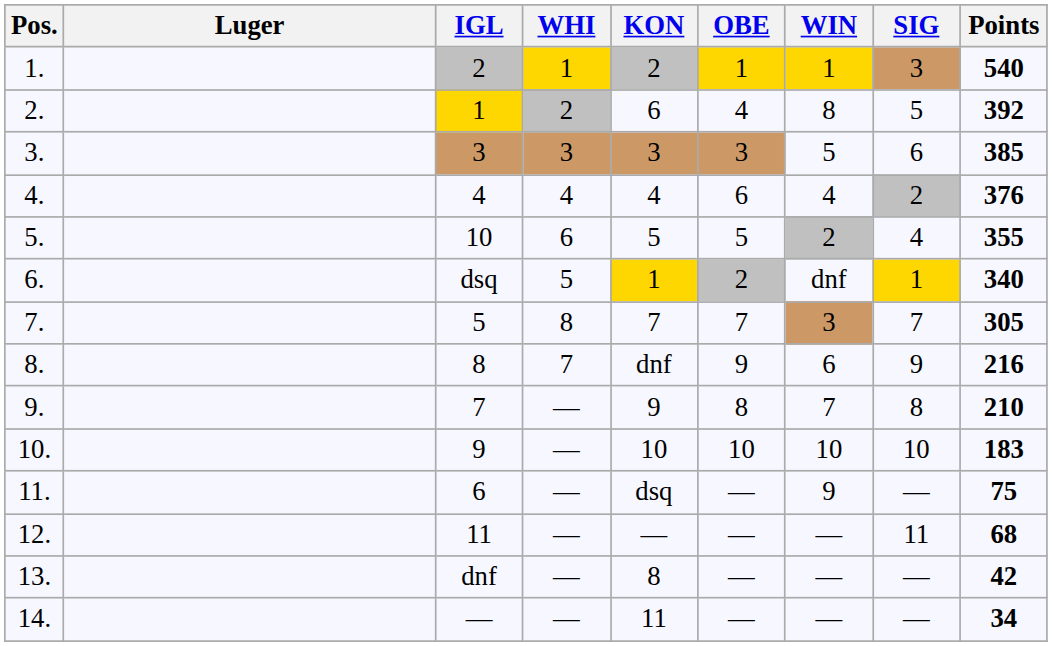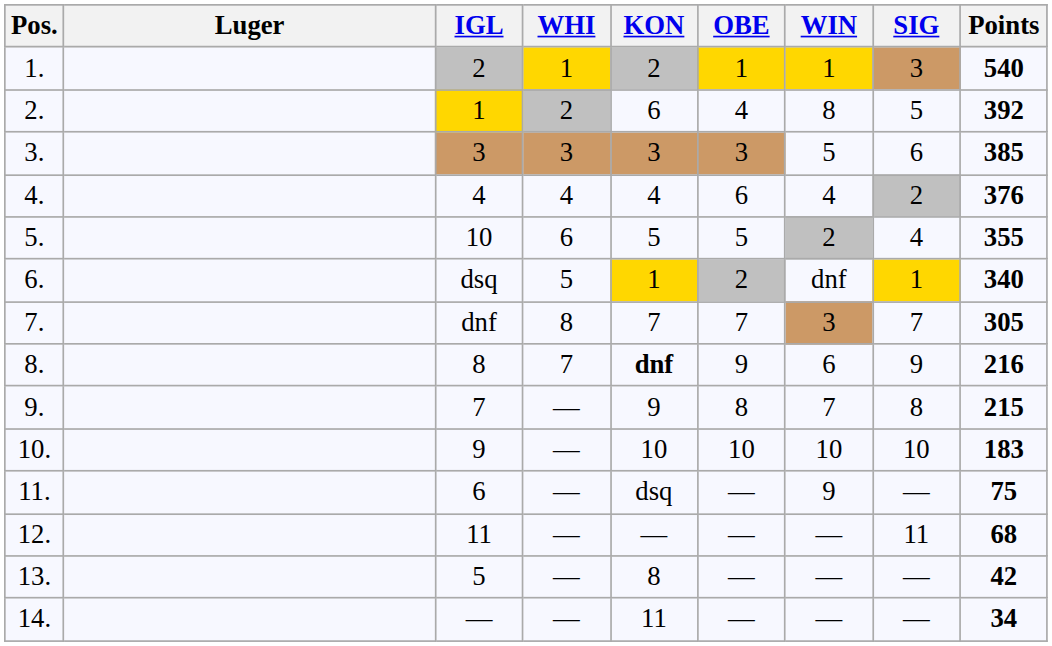(479, 322) 5 -> (479, 322) dnf
(654, 364) normal -> (654, 364) bold
(1004, 407) 210 -> (1004, 407) 215
(479, 576) dnf -> (479, 576) 5
